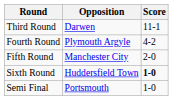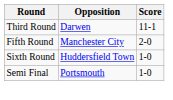- row: (33, 42)
(149, 73) bold -> (145, 57) normal
